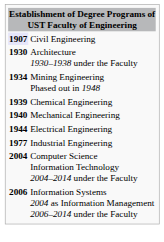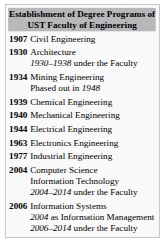(18, 38) lavender background -> (18, 38) no background
+ row: (74, 142)
